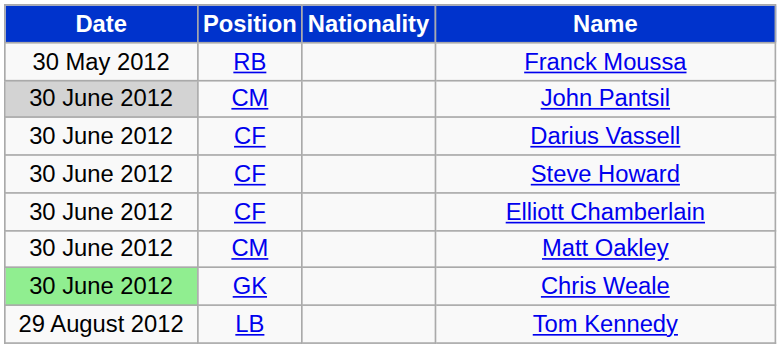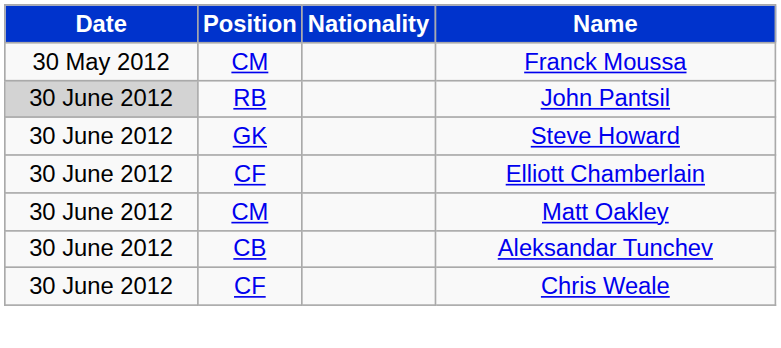(250, 62) RB -> (250, 62) CM
(250, 99) CM -> (250, 99) RB
- row: (605, 137)
(250, 174) CF -> (250, 137) GK
+ row: (605, 249)
(101, 287) lightgreen background -> (101, 287) no background
(250, 287) GK -> (250, 287) CF
- row: (605, 324)
